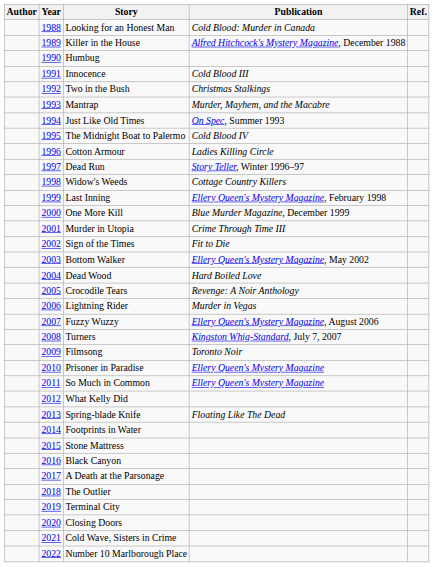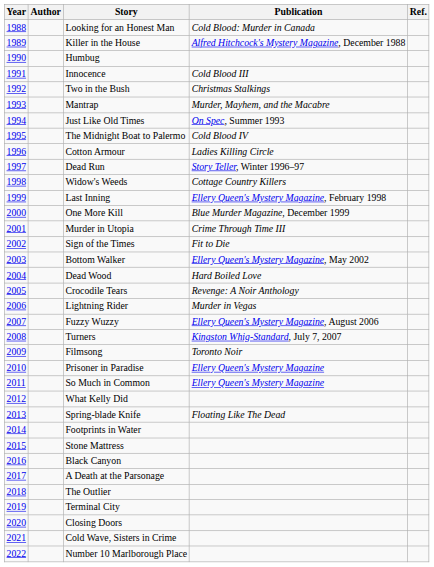columns swapped: (51, 12) <-> (22, 12)
